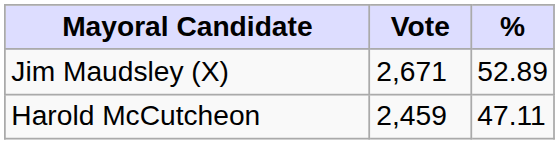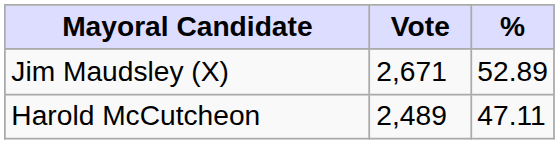(412, 116) 2,459 -> (412, 116) 2,489
